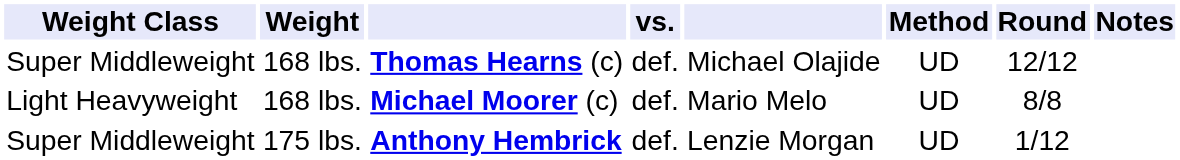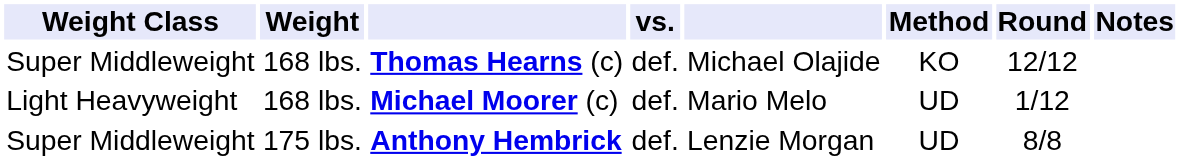(939, 61) UD -> (939, 61) KO
(1042, 101) 8/8 -> (1042, 101) 1/12
(1042, 140) 1/12 -> (1042, 140) 8/8
